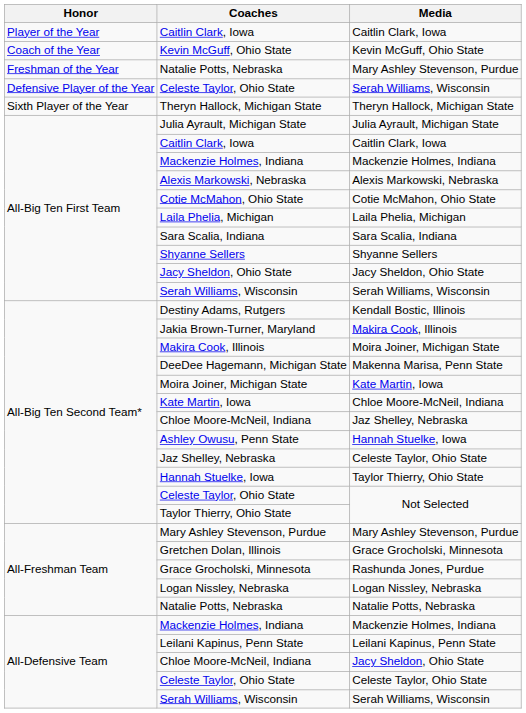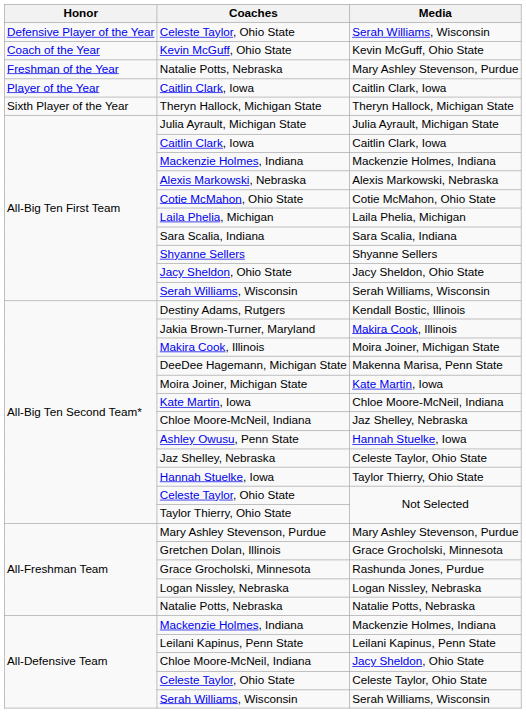rows swapped: (53, 32) <-> (81, 87)
